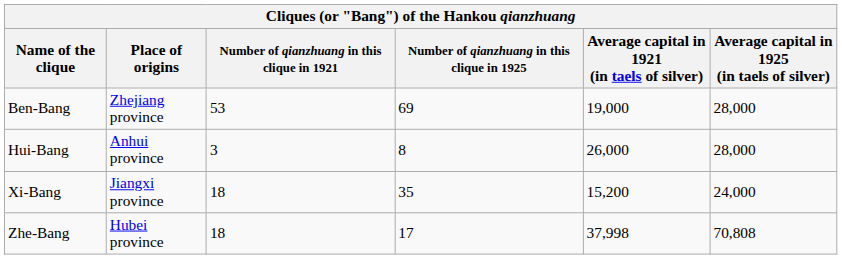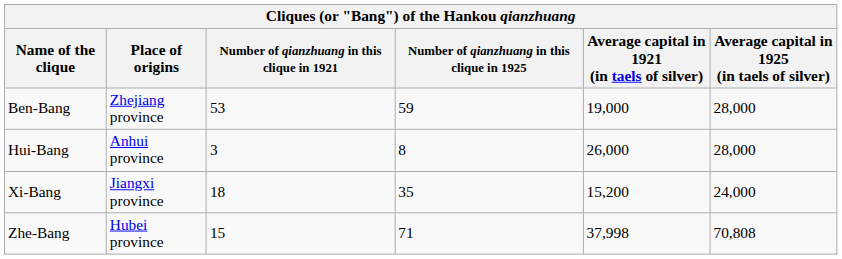(406, 108) 69 -> (406, 108) 59
(218, 233) 18 -> (218, 233) 15
(406, 233) 17 -> (406, 233) 71
